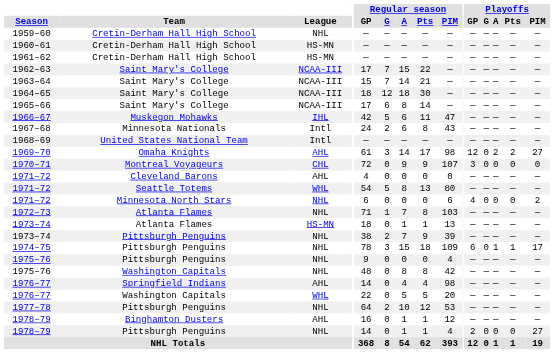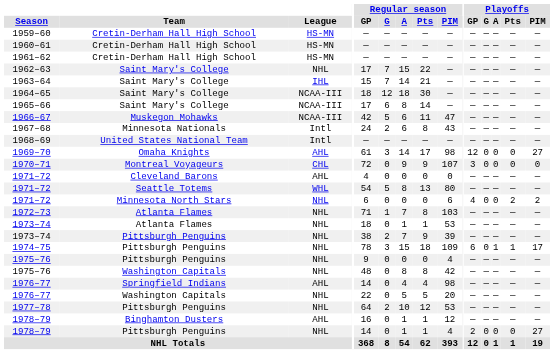(320, 34) NHL -> (320, 34) HS-MN
(320, 69) NCAA-III -> (320, 69) NHL
(320, 81) NCAA-III -> (320, 81) IHL
(320, 117) IHL -> (320, 117) NCAA-III
(496, 153) 2 -> (496, 153) 0
(513, 153) 2 -> (513, 153) 0
(513, 200) 0 -> (513, 200) 2
(320, 224) HS-MN -> (320, 224) NHL
(450, 224) 13 -> (450, 224) 53
(320, 296) WHL -> (320, 296) NHL
